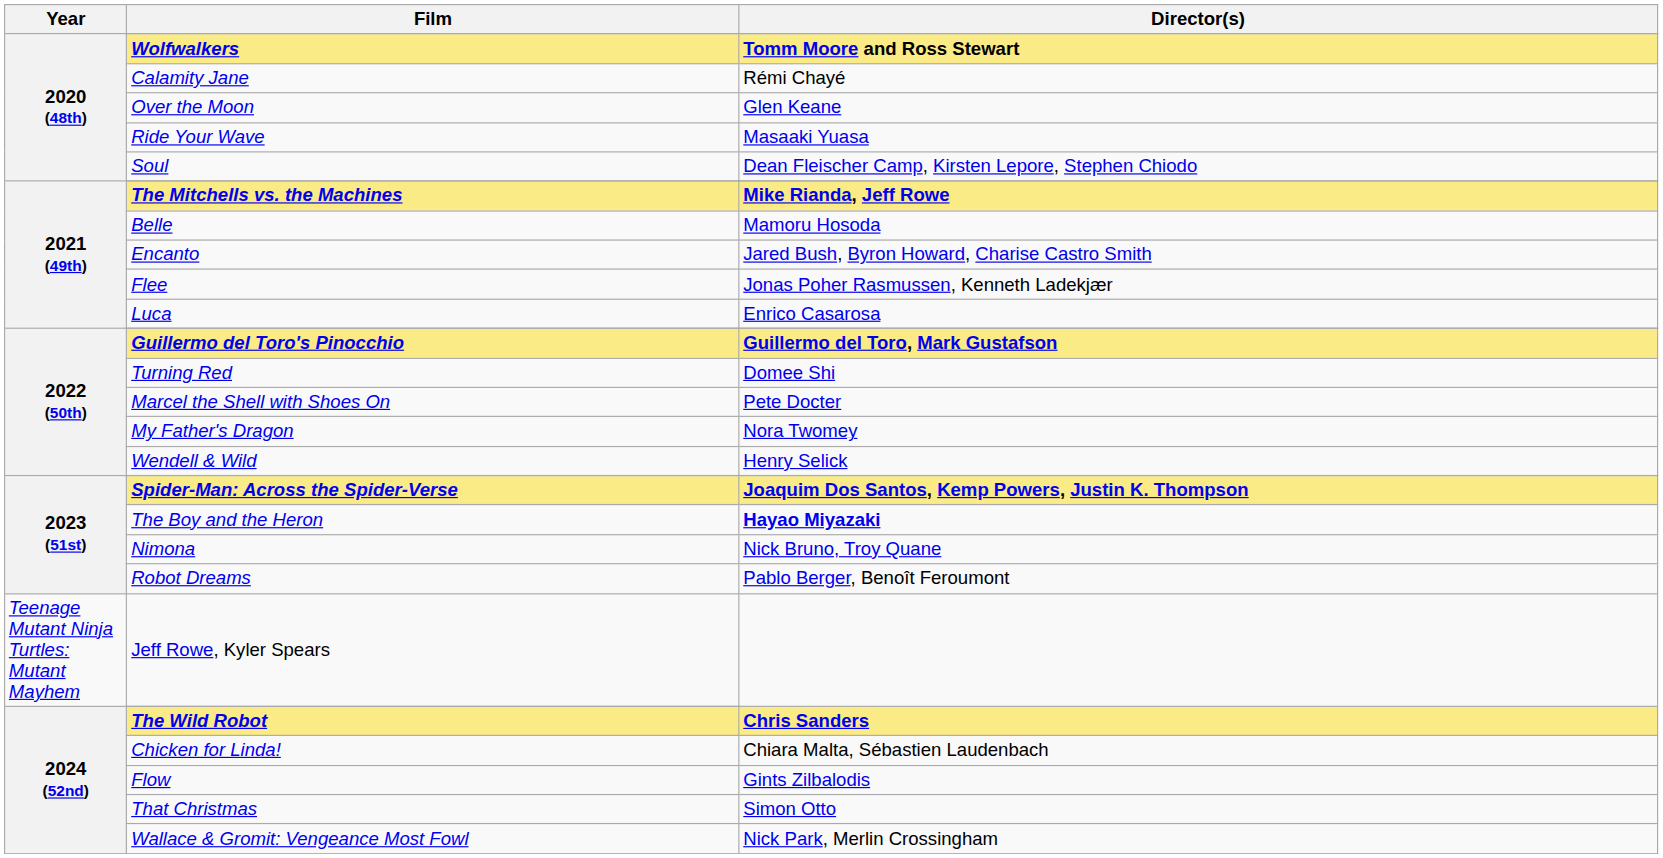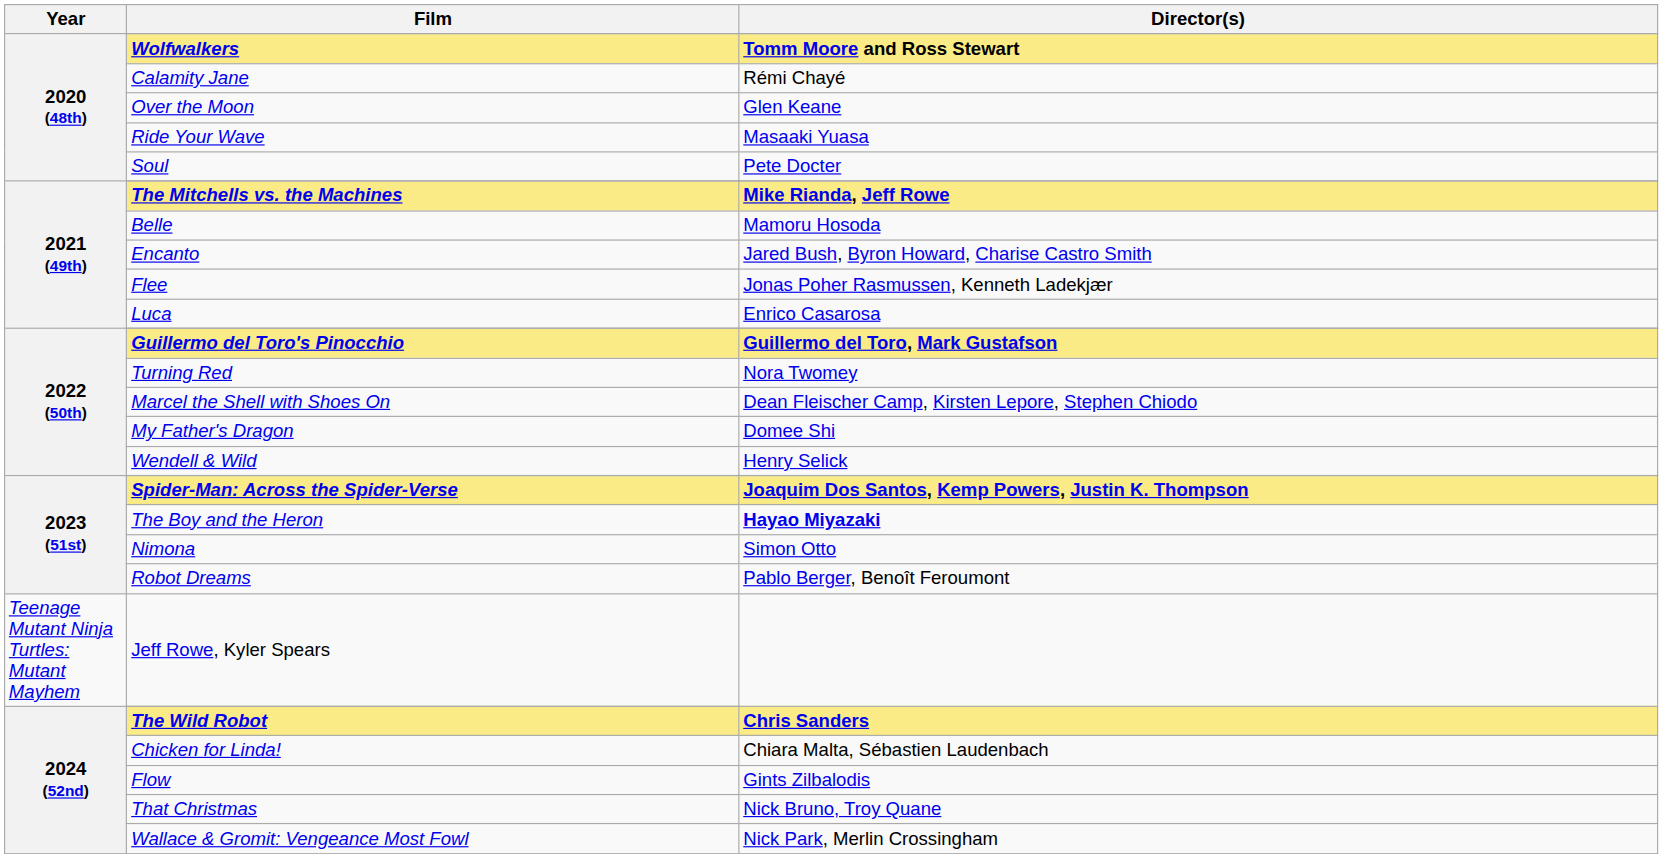(970, 166) Dean Fleischer Camp, Kirsten Lepore, Stephen Chiodo -> (792, 166) Pete Docter
(789, 372) Domee Shi -> (800, 372) Nora Twomey
(792, 401) Pete Docter -> (970, 401) Dean Fleischer Camp, Kirsten Lepore, Stephen Chiodo
(800, 431) Nora Twomey -> (789, 431) Domee Shi
(842, 549) Nick Bruno, Troy Quane -> (790, 549) Simon Otto
(790, 809) Simon Otto -> (842, 809) Nick Bruno, Troy Quane
